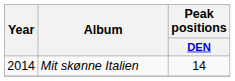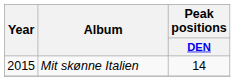(21, 65) 2014 -> (21, 65) 2015
